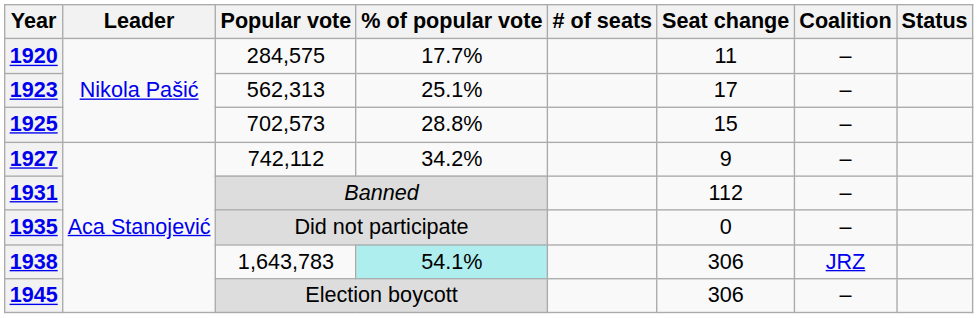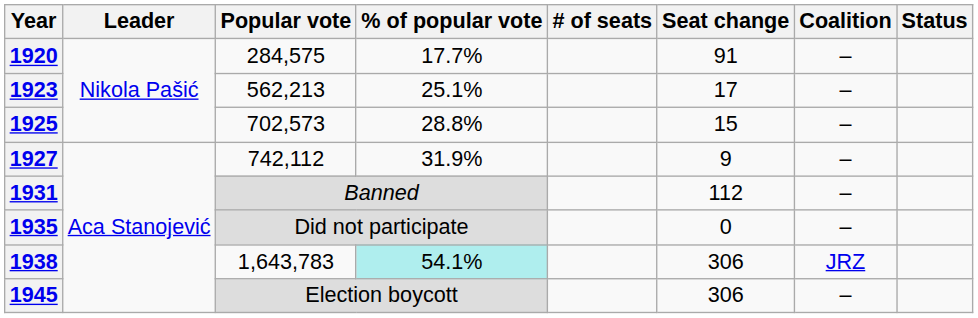(726, 55) 11 -> (726, 55) 91
(286, 90) 562,313 -> (286, 90) 562,213
(452, 158) 34.2% -> (452, 158) 31.9%
